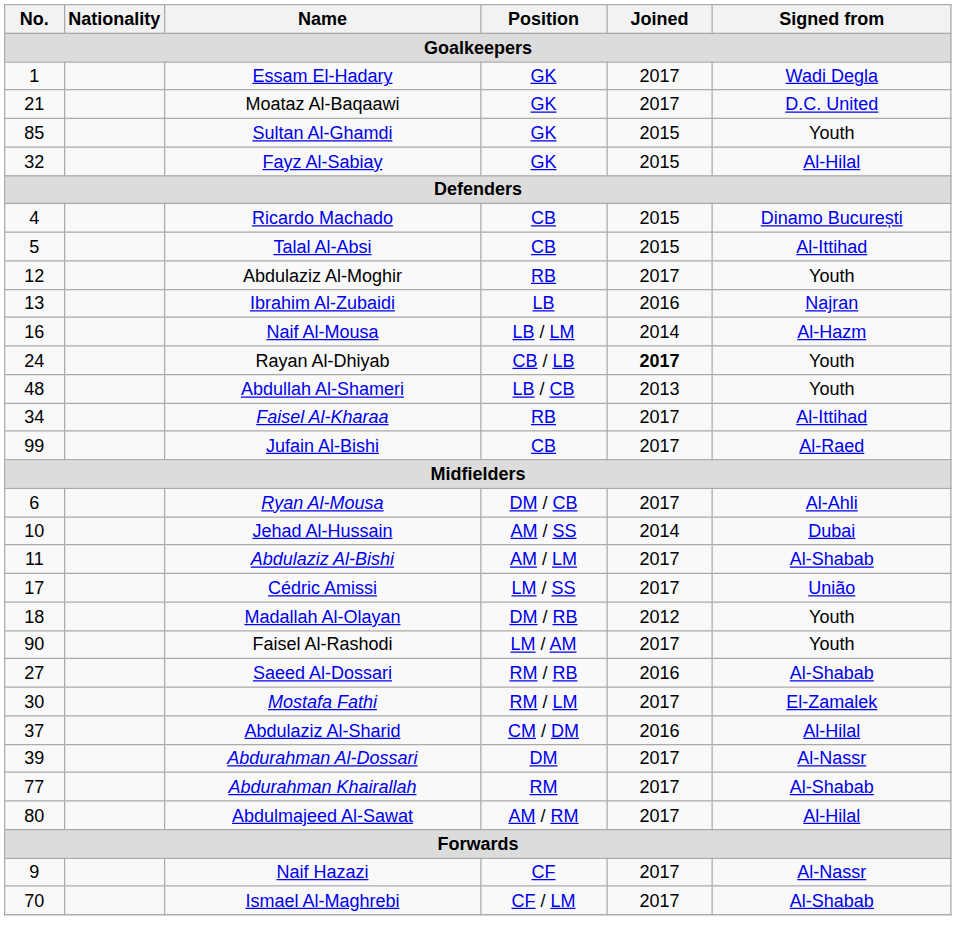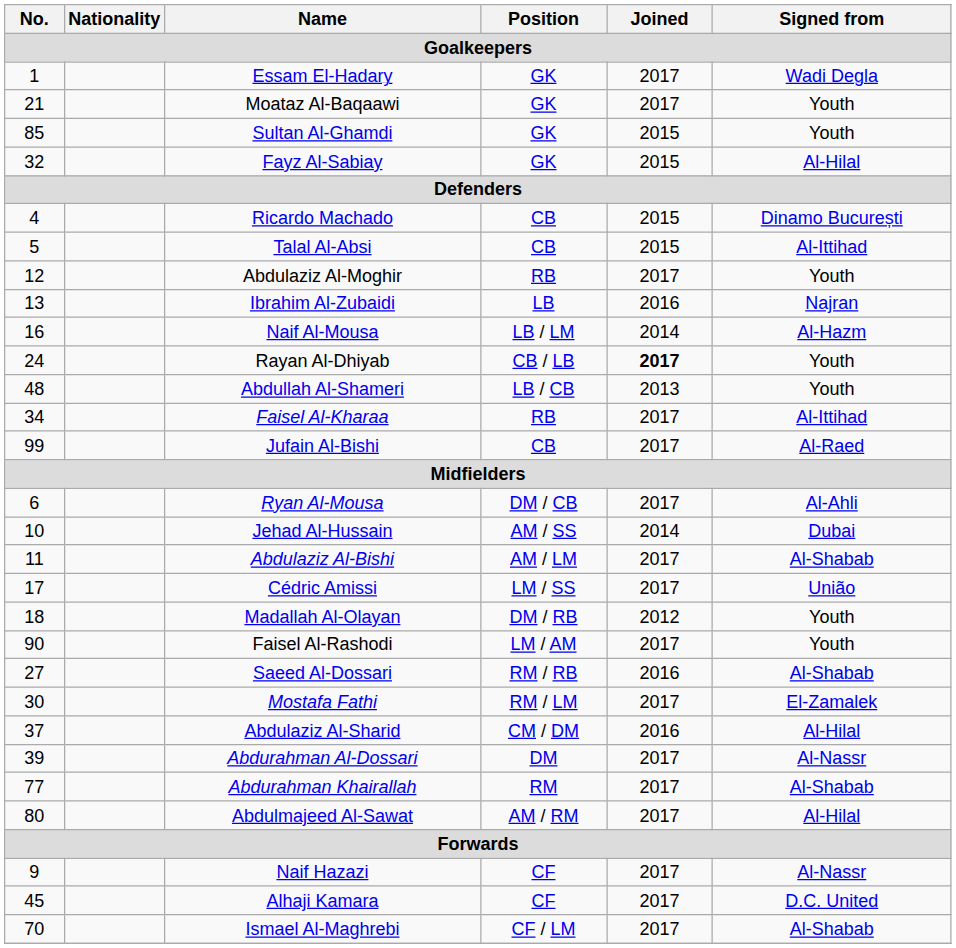(832, 105) D.C. United -> (832, 105) Youth
+ row: (322, 901)
